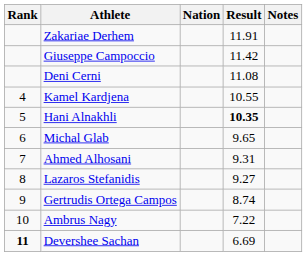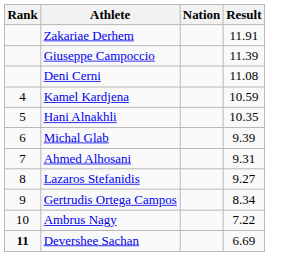- column: (283, 14)
(244, 55) 11.42 -> (244, 55) 11.39
(244, 96) 10.55 -> (244, 96) 10.59
(244, 117) bold -> (244, 117) normal
(244, 138) 9.65 -> (244, 138) 9.39
(244, 199) 8.74 -> (244, 199) 8.34
